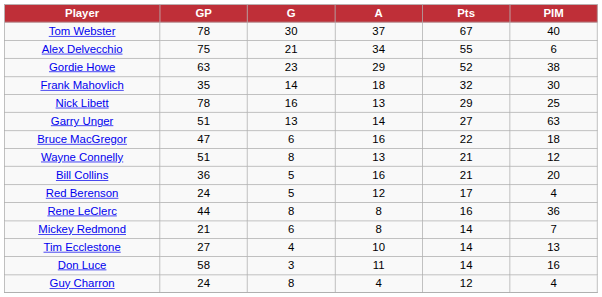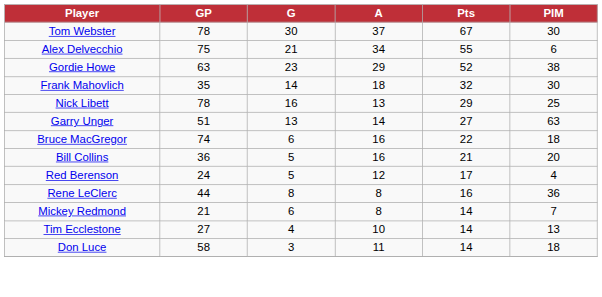(554, 31) 40 -> (554, 31) 30
(204, 139) 47 -> (204, 139) 74
- row: (82, 157)
(554, 265) 16 -> (554, 247) 18
- row: (82, 283)
